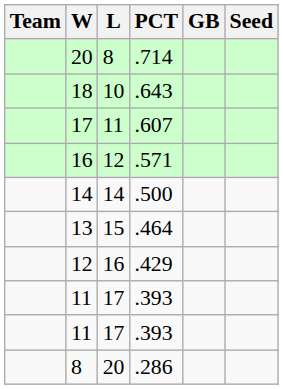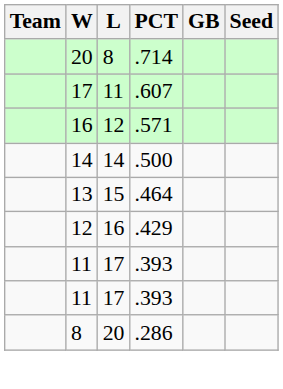- row: (82, 90)
